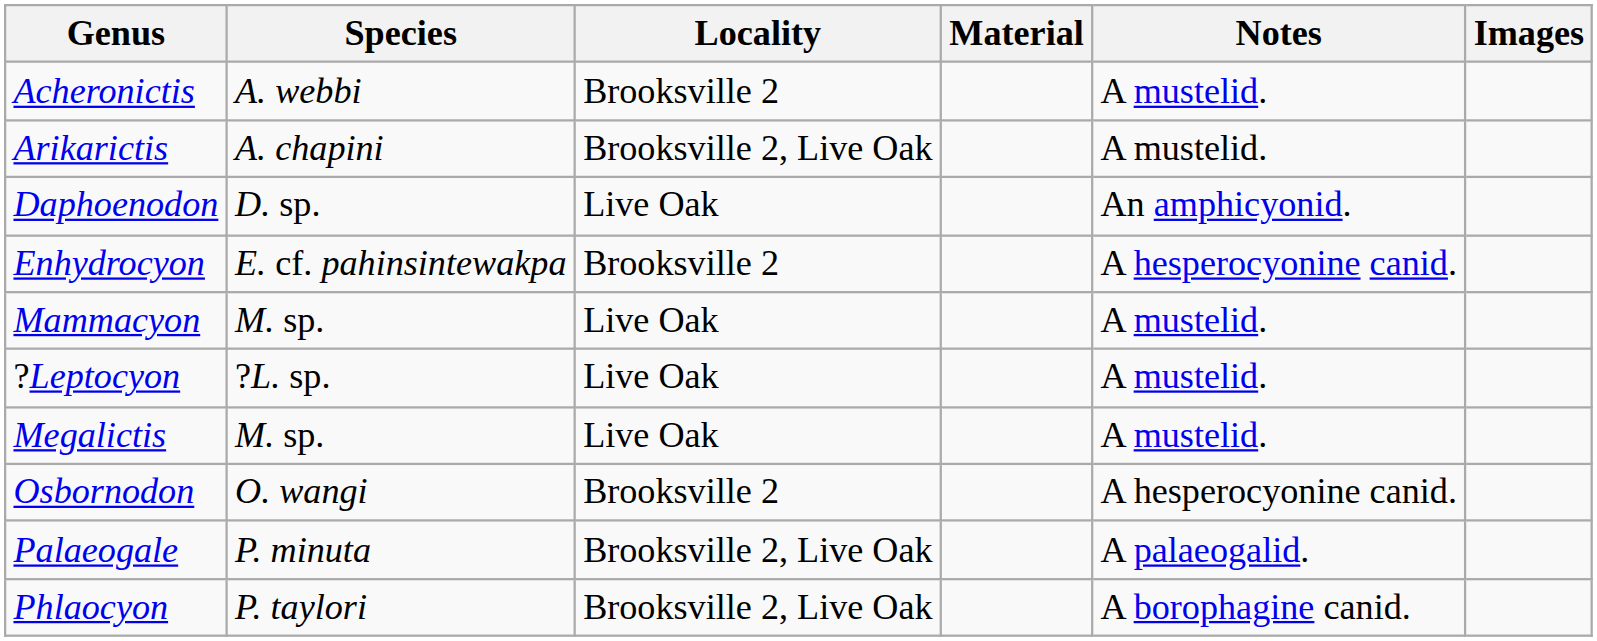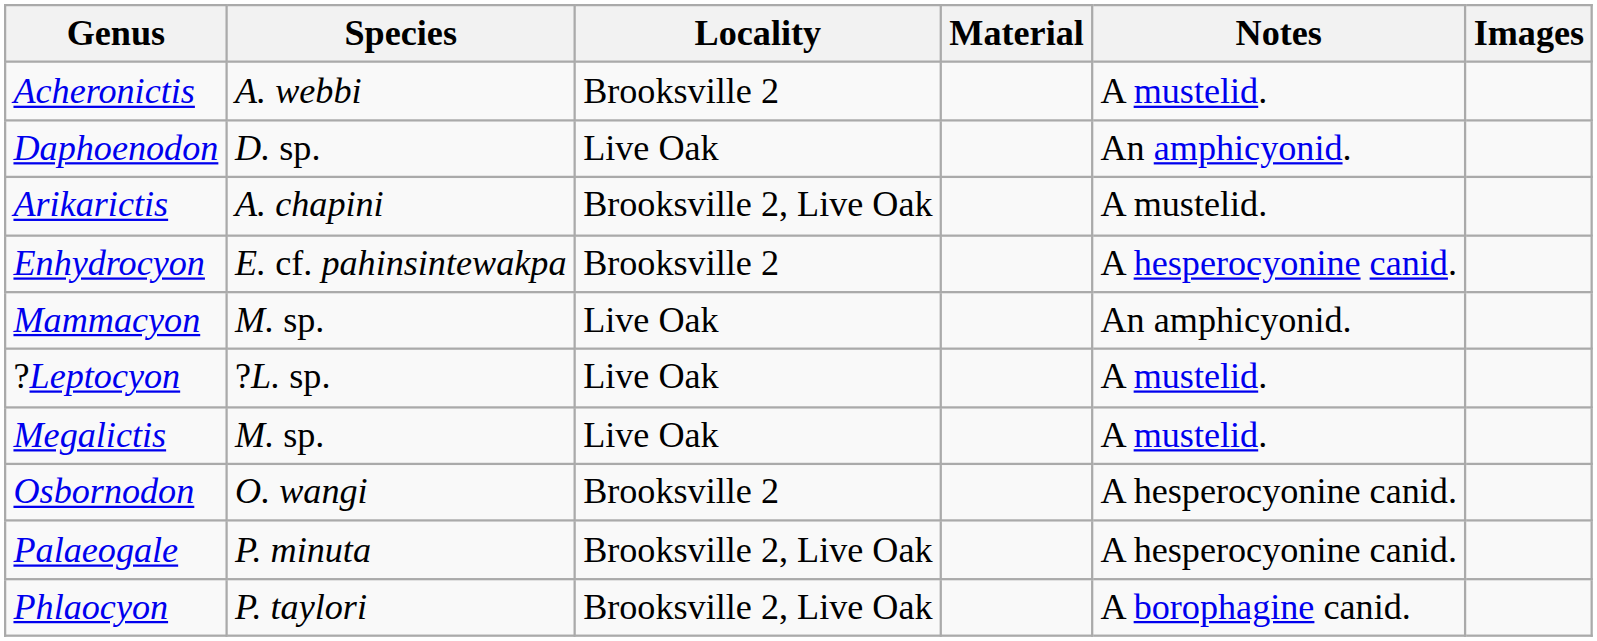rows swapped: (91, 147) <-> (116, 205)
(1184, 319) A mustelid. -> (1226, 319) An amphicyonid.
(1205, 549) A palaeogalid. -> (1279, 549) A hesperocyonine canid.
